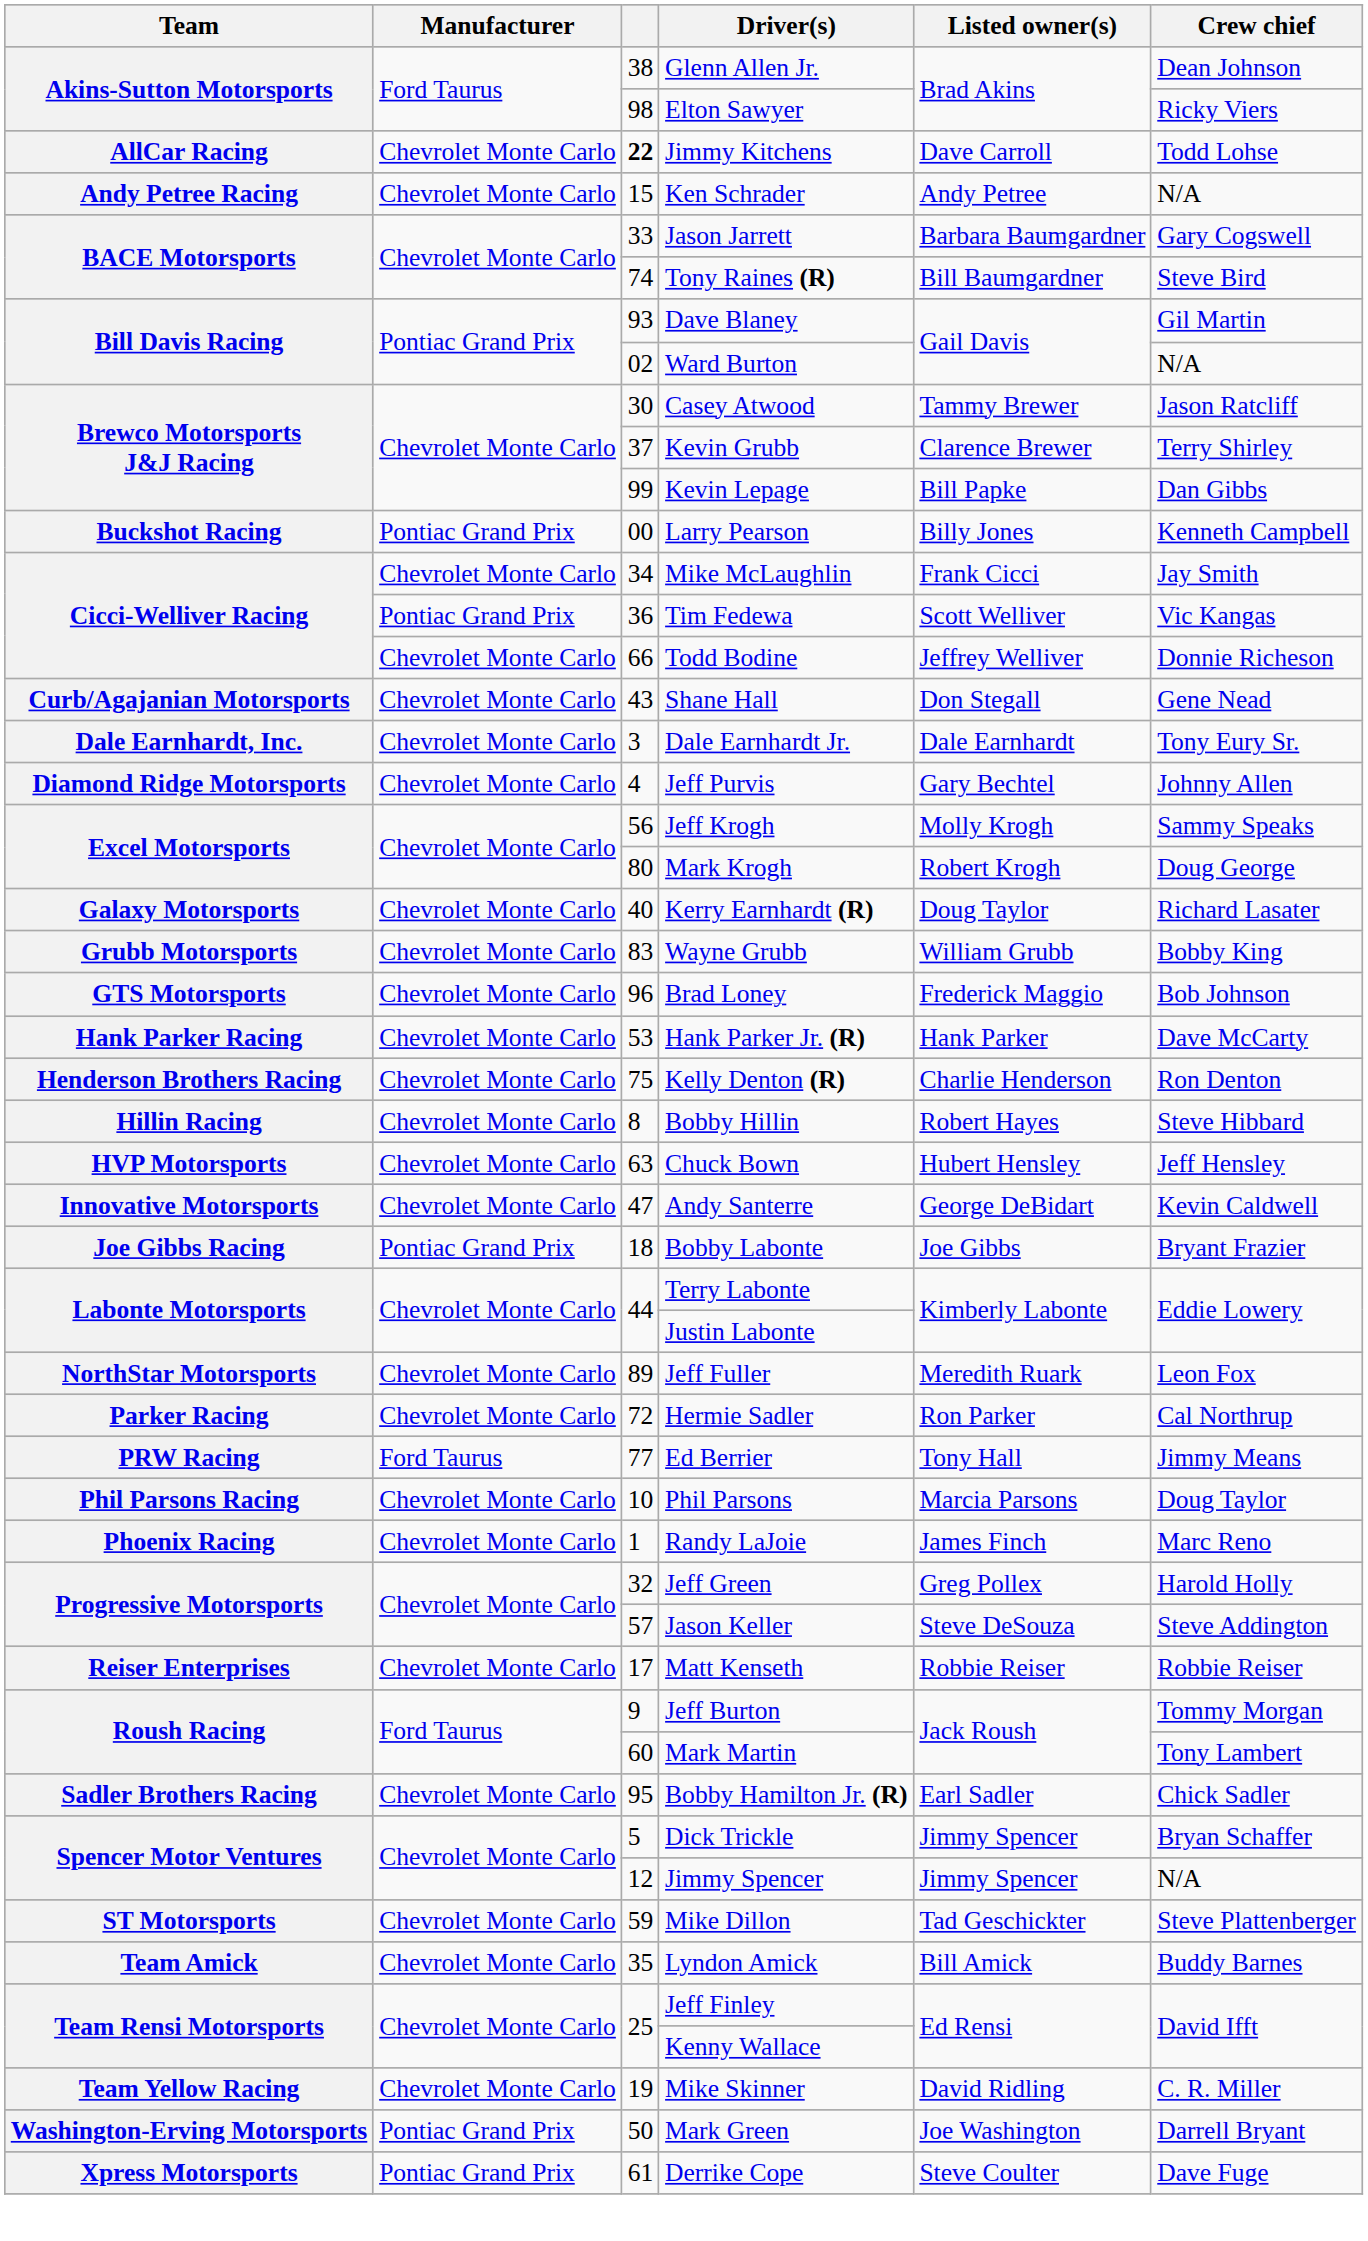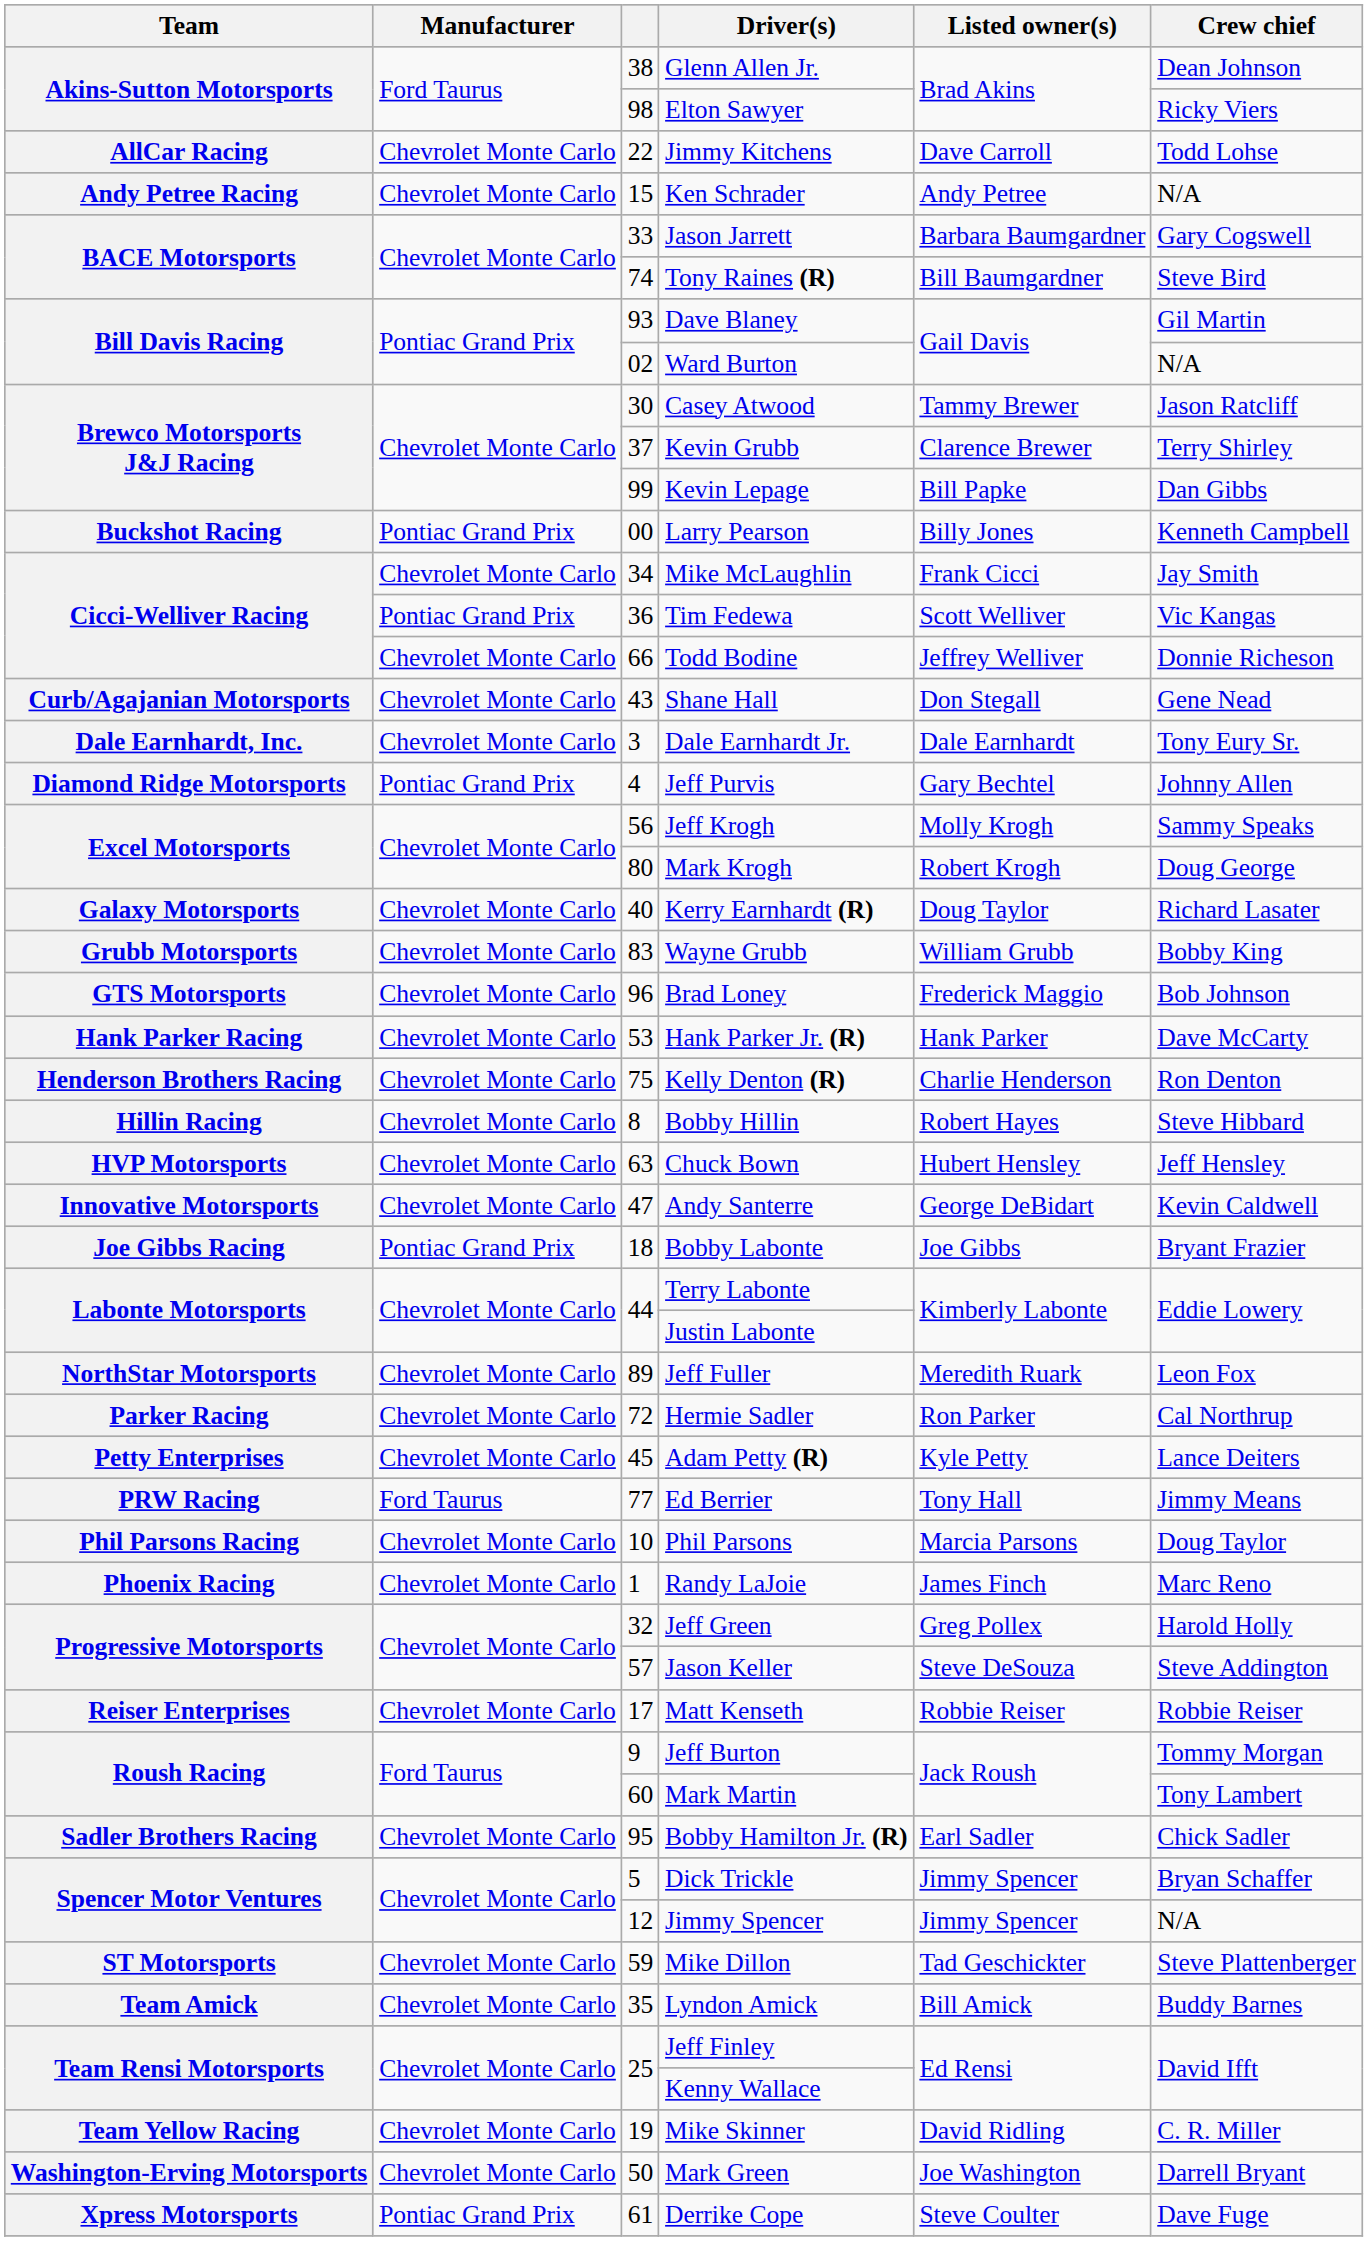(640, 152) bold -> (640, 152) normal
(498, 783) Chevrolet Monte Carlo -> (477, 783) Pontiac Grand Prix
+ row: (747, 1457)
(477, 2130) Pontiac Grand Prix -> (498, 2173) Chevrolet Monte Carlo
